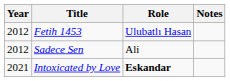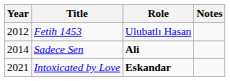(18, 50) 2012 -> (18, 50) 2014
(132, 50) normal -> (132, 50) bold
